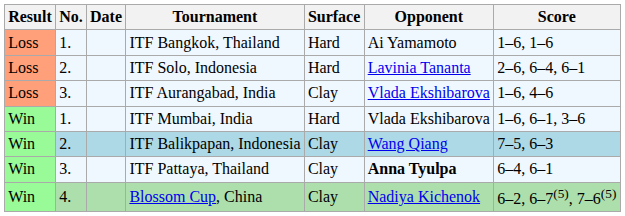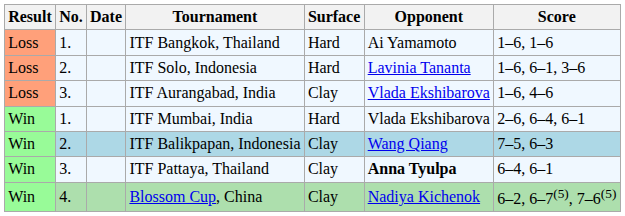(541, 67) 2–6, 6–4, 6–1 -> (541, 67) 1–6, 6–1, 3–6
(541, 118) 1–6, 6–1, 3–6 -> (541, 118) 2–6, 6–4, 6–1
